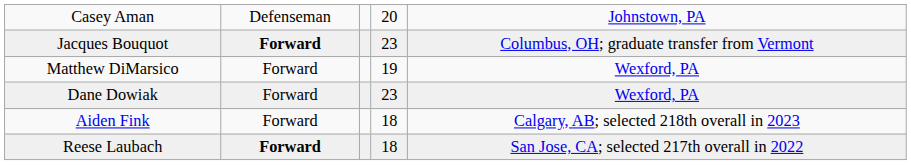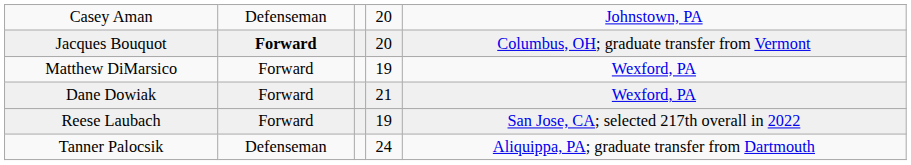(389, 43) 23 -> (384, 43) 20
(389, 95) 23 -> (384, 95) 21
- row: (113, 120)
(290, 146) bold -> (286, 120) normal
(389, 146) 18 -> (384, 120) 19
+ row: (111, 146)
